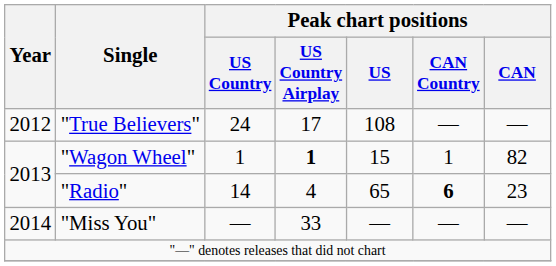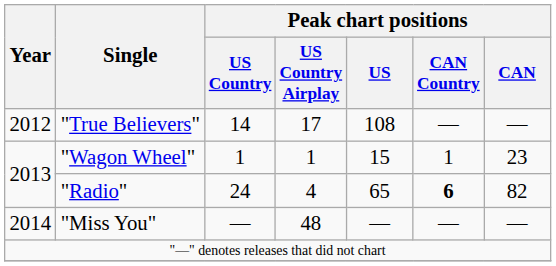(240, 124) 24 -> (240, 124) 14
(311, 157) bold -> (311, 157) normal
(517, 157) 82 -> (517, 157) 23
(240, 190) 14 -> (240, 190) 24
(517, 190) 23 -> (517, 190) 82
(311, 223) 33 -> (311, 223) 48
